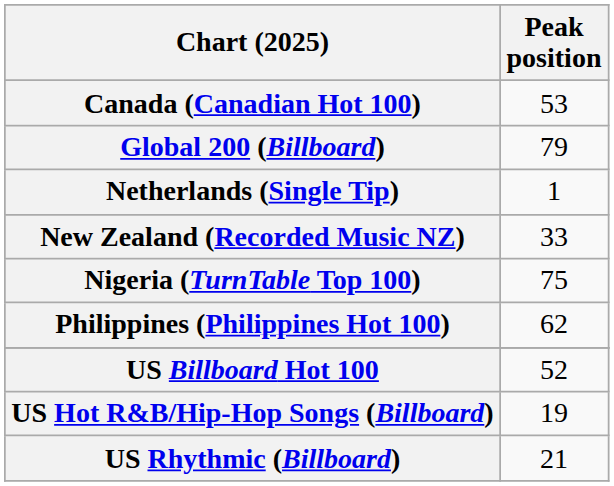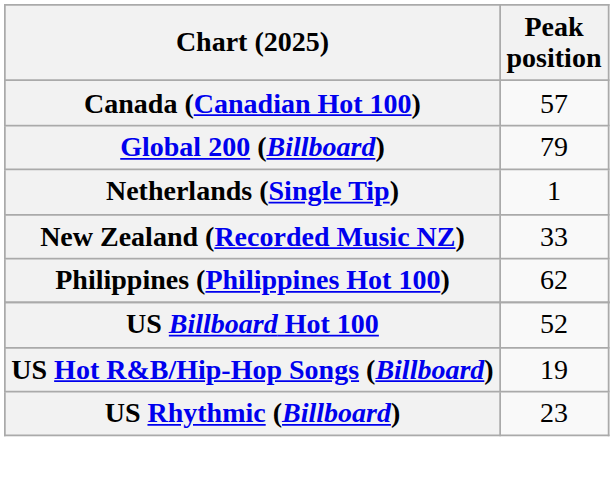(554, 102) 53 -> (554, 102) 57
- row: (252, 280)
(554, 457) 21 -> (554, 413) 23
